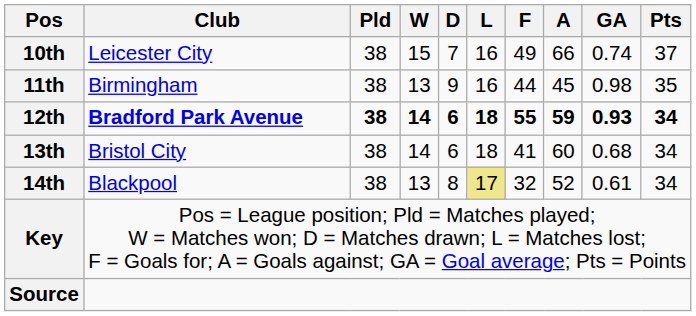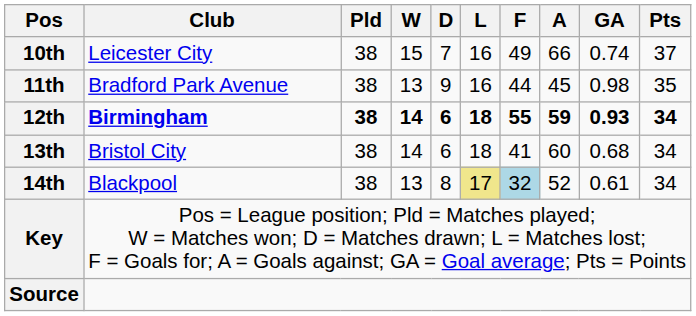(143, 85) Birmingham -> (188, 85) Bradford Park Avenue
(196, 118) Bradford Park Avenue -> (148, 118) Birmingham
(525, 183) no background -> (520, 183) lightblue background
